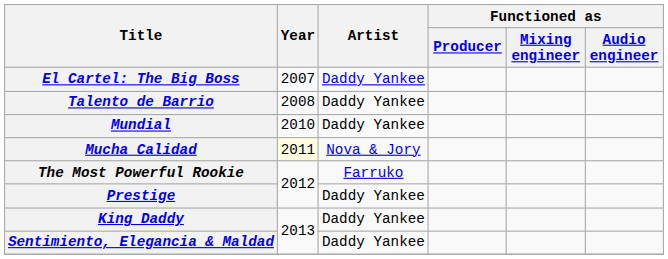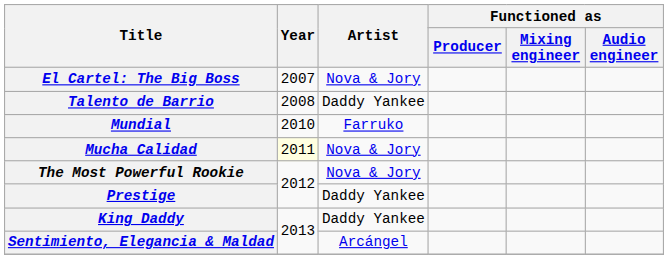(373, 79) Daddy Yankee -> (373, 79) Nova & Jory
(373, 126) Daddy Yankee -> (373, 126) Farruko
(373, 173) Farruko -> (373, 173) Nova & Jory
(373, 242) Daddy Yankee -> (373, 242) Arcángel
